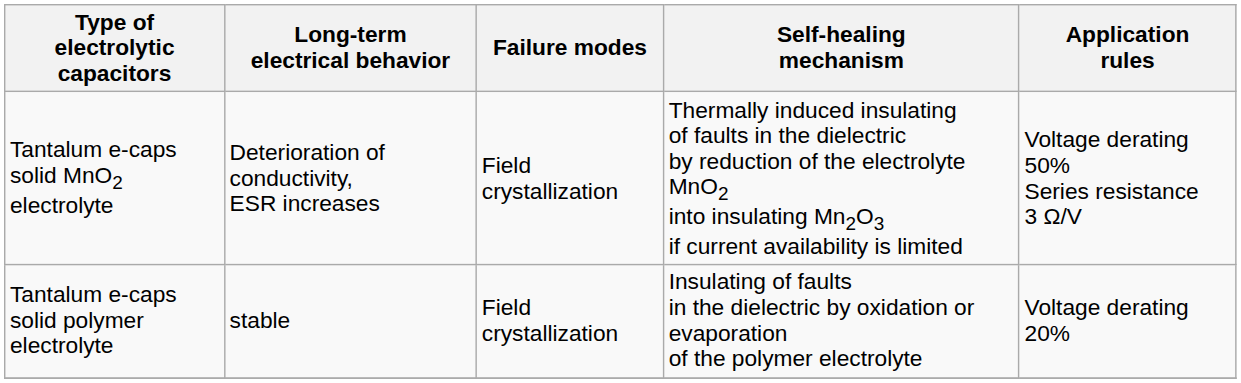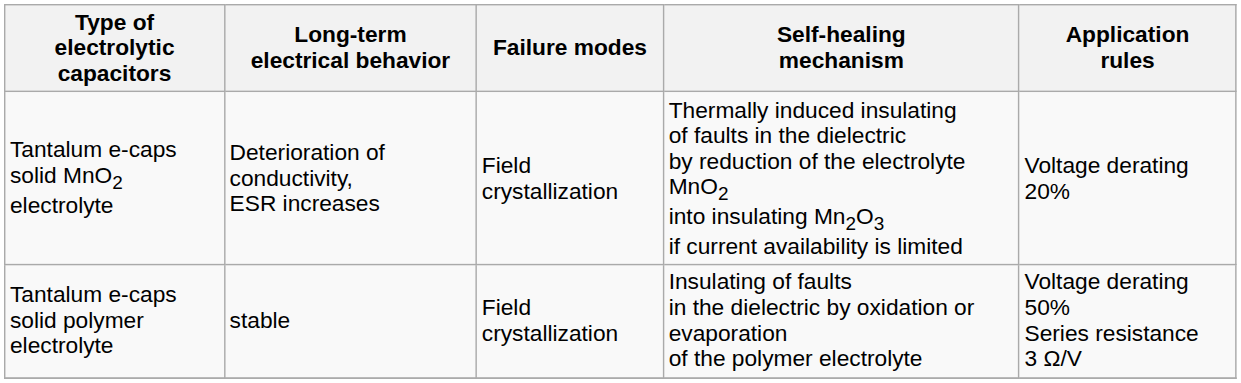(1112, 178) Voltage derating 50% Series resistance 3 Ω/V -> (1107, 178) Voltage derating 20%
(1107, 320) Voltage derating 20% -> (1112, 320) Voltage derating 50% Series resistance 3 Ω/V
